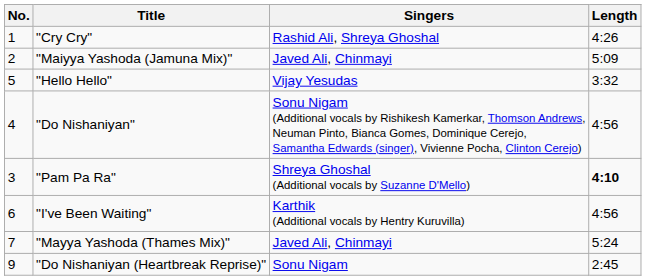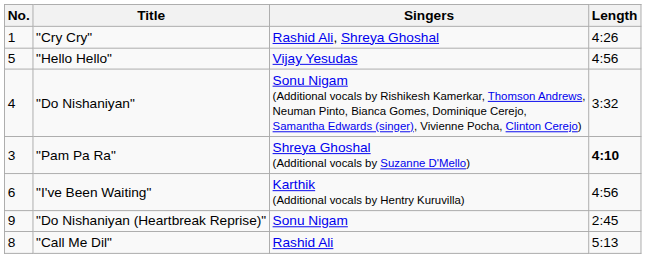- row: (134, 59)
(605, 81) 3:32 -> (605, 59) 4:56
(605, 125) 4:56 -> (605, 103) 3:32
- row: (133, 243)
+ row: (74, 243)
